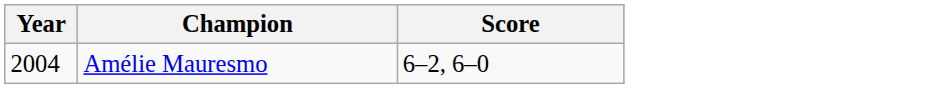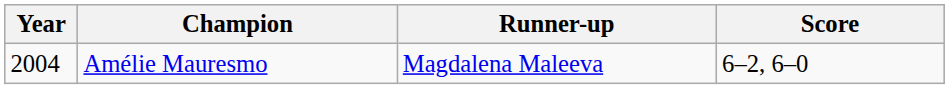+ column: (557, 24)
